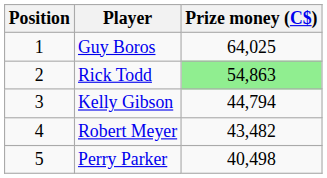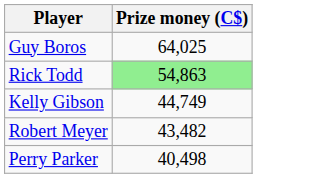- column: (39, 18)
(251, 103) 44,794 -> (182, 103) 44,749
